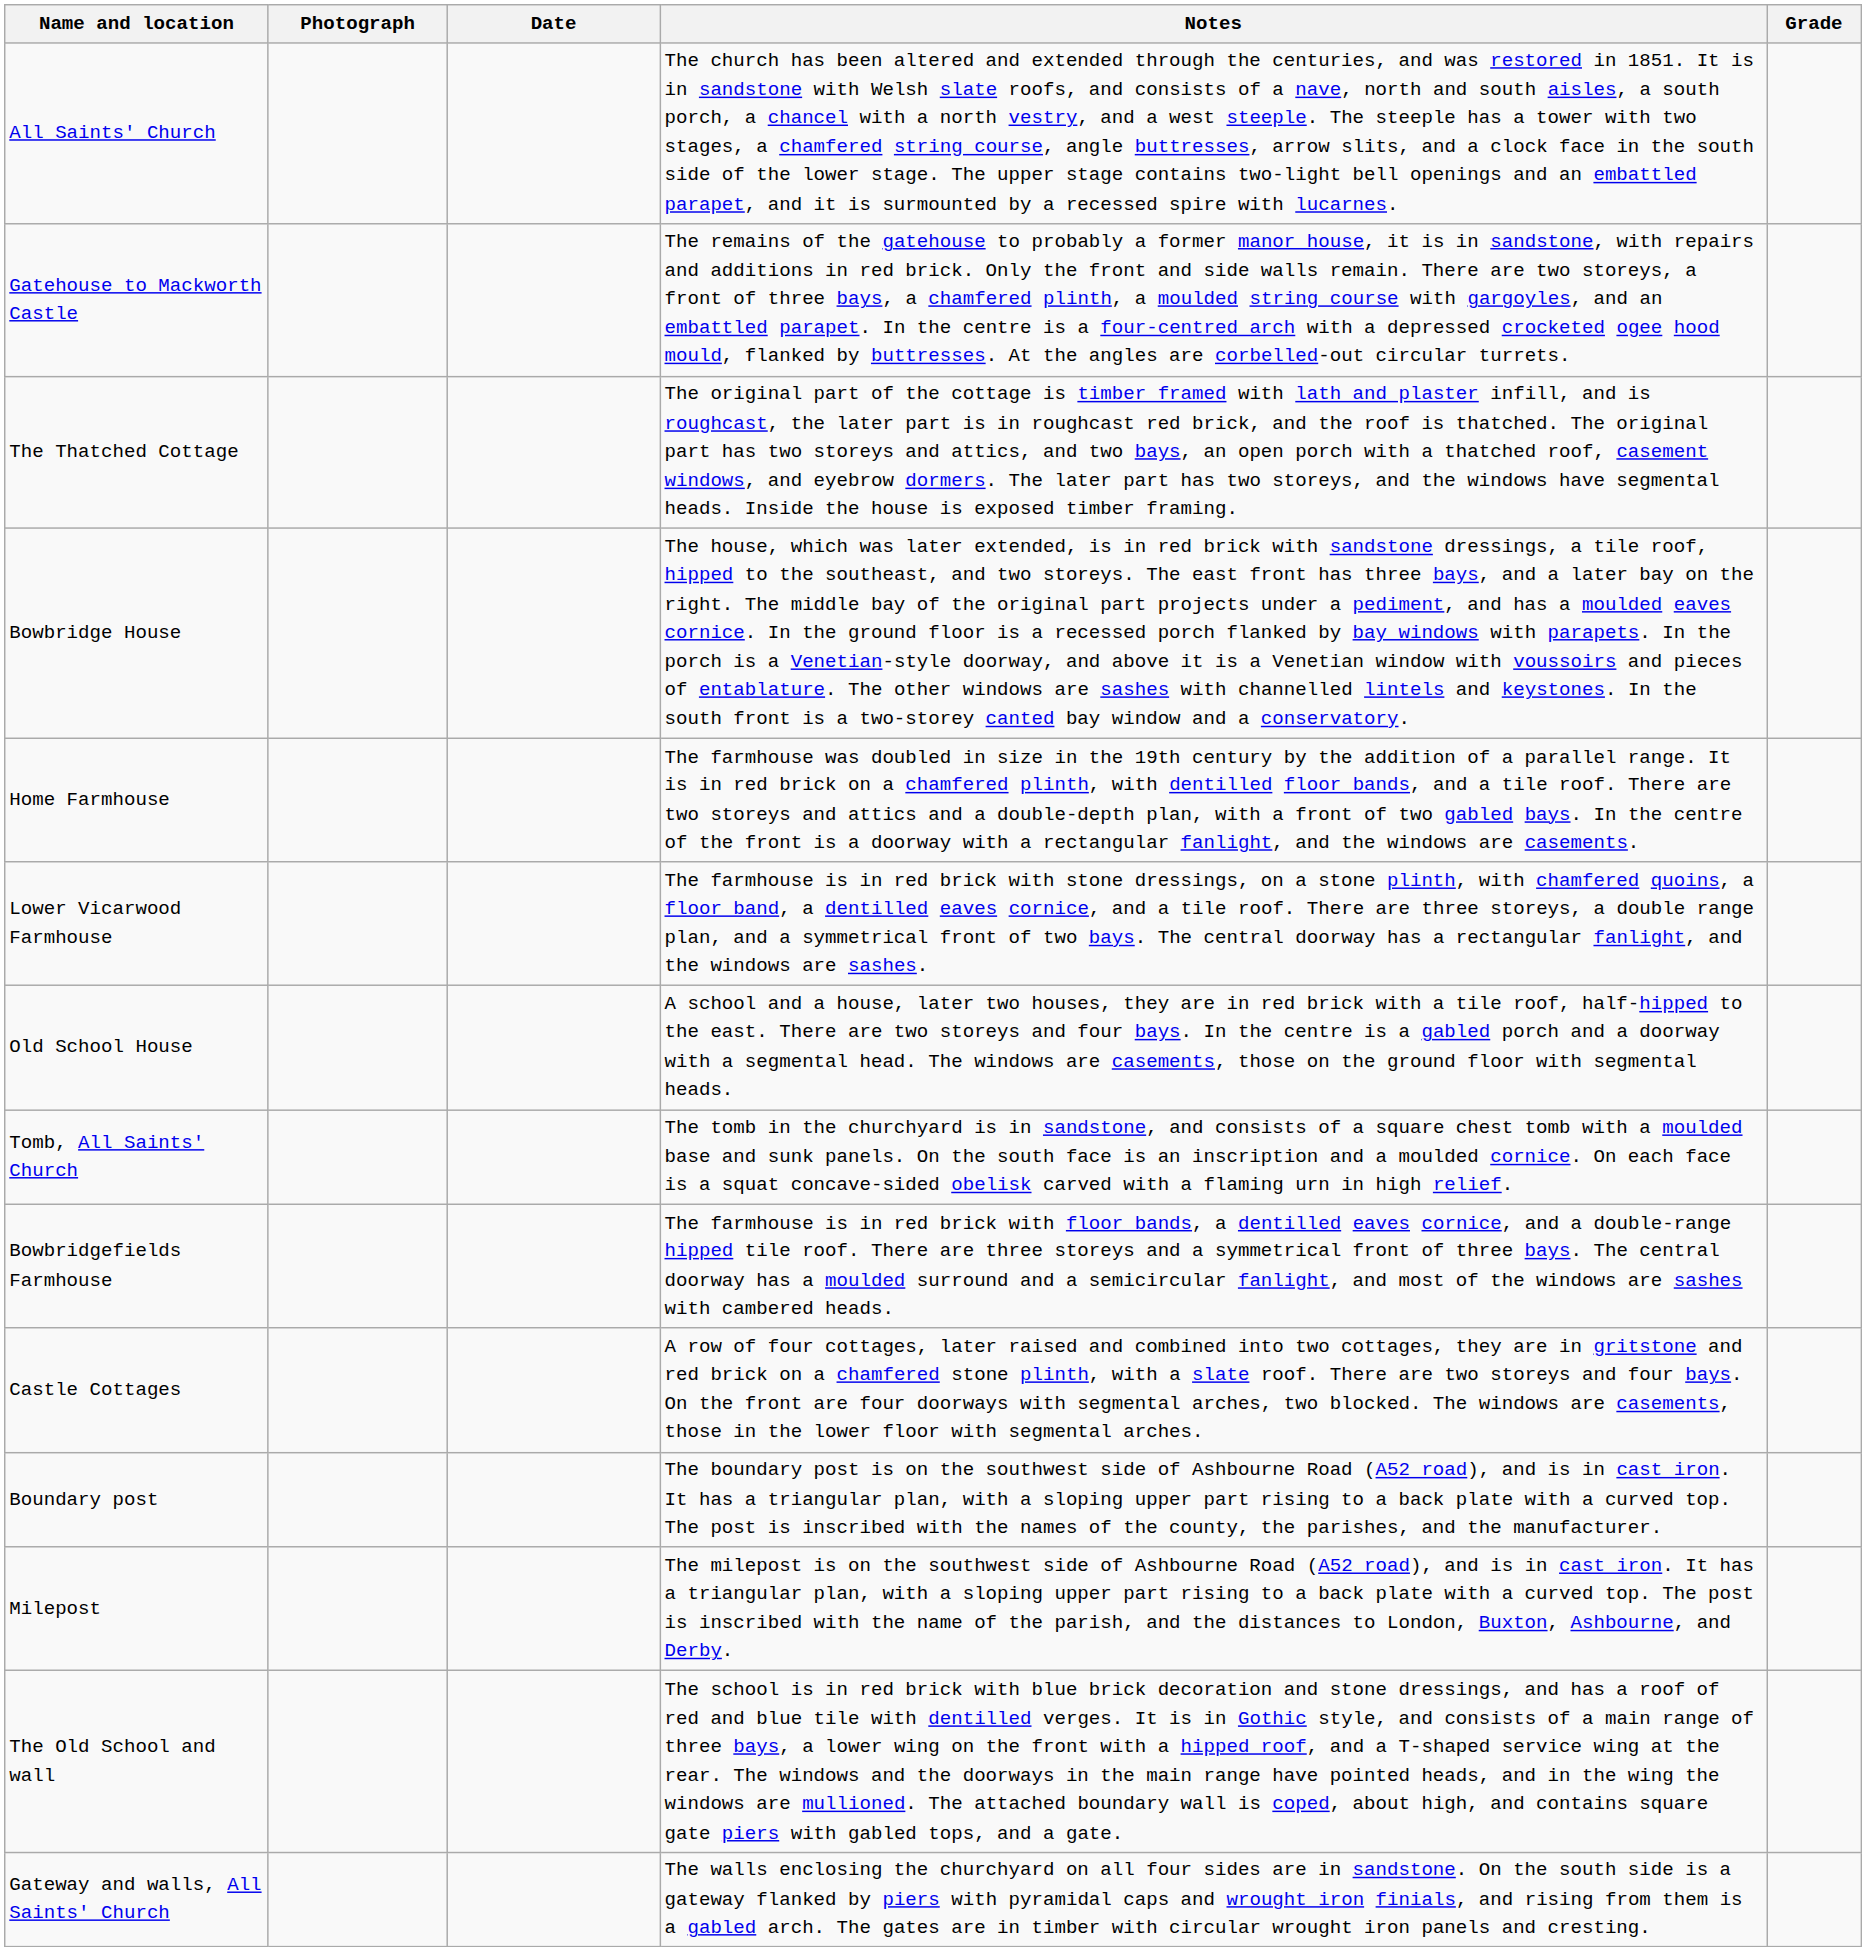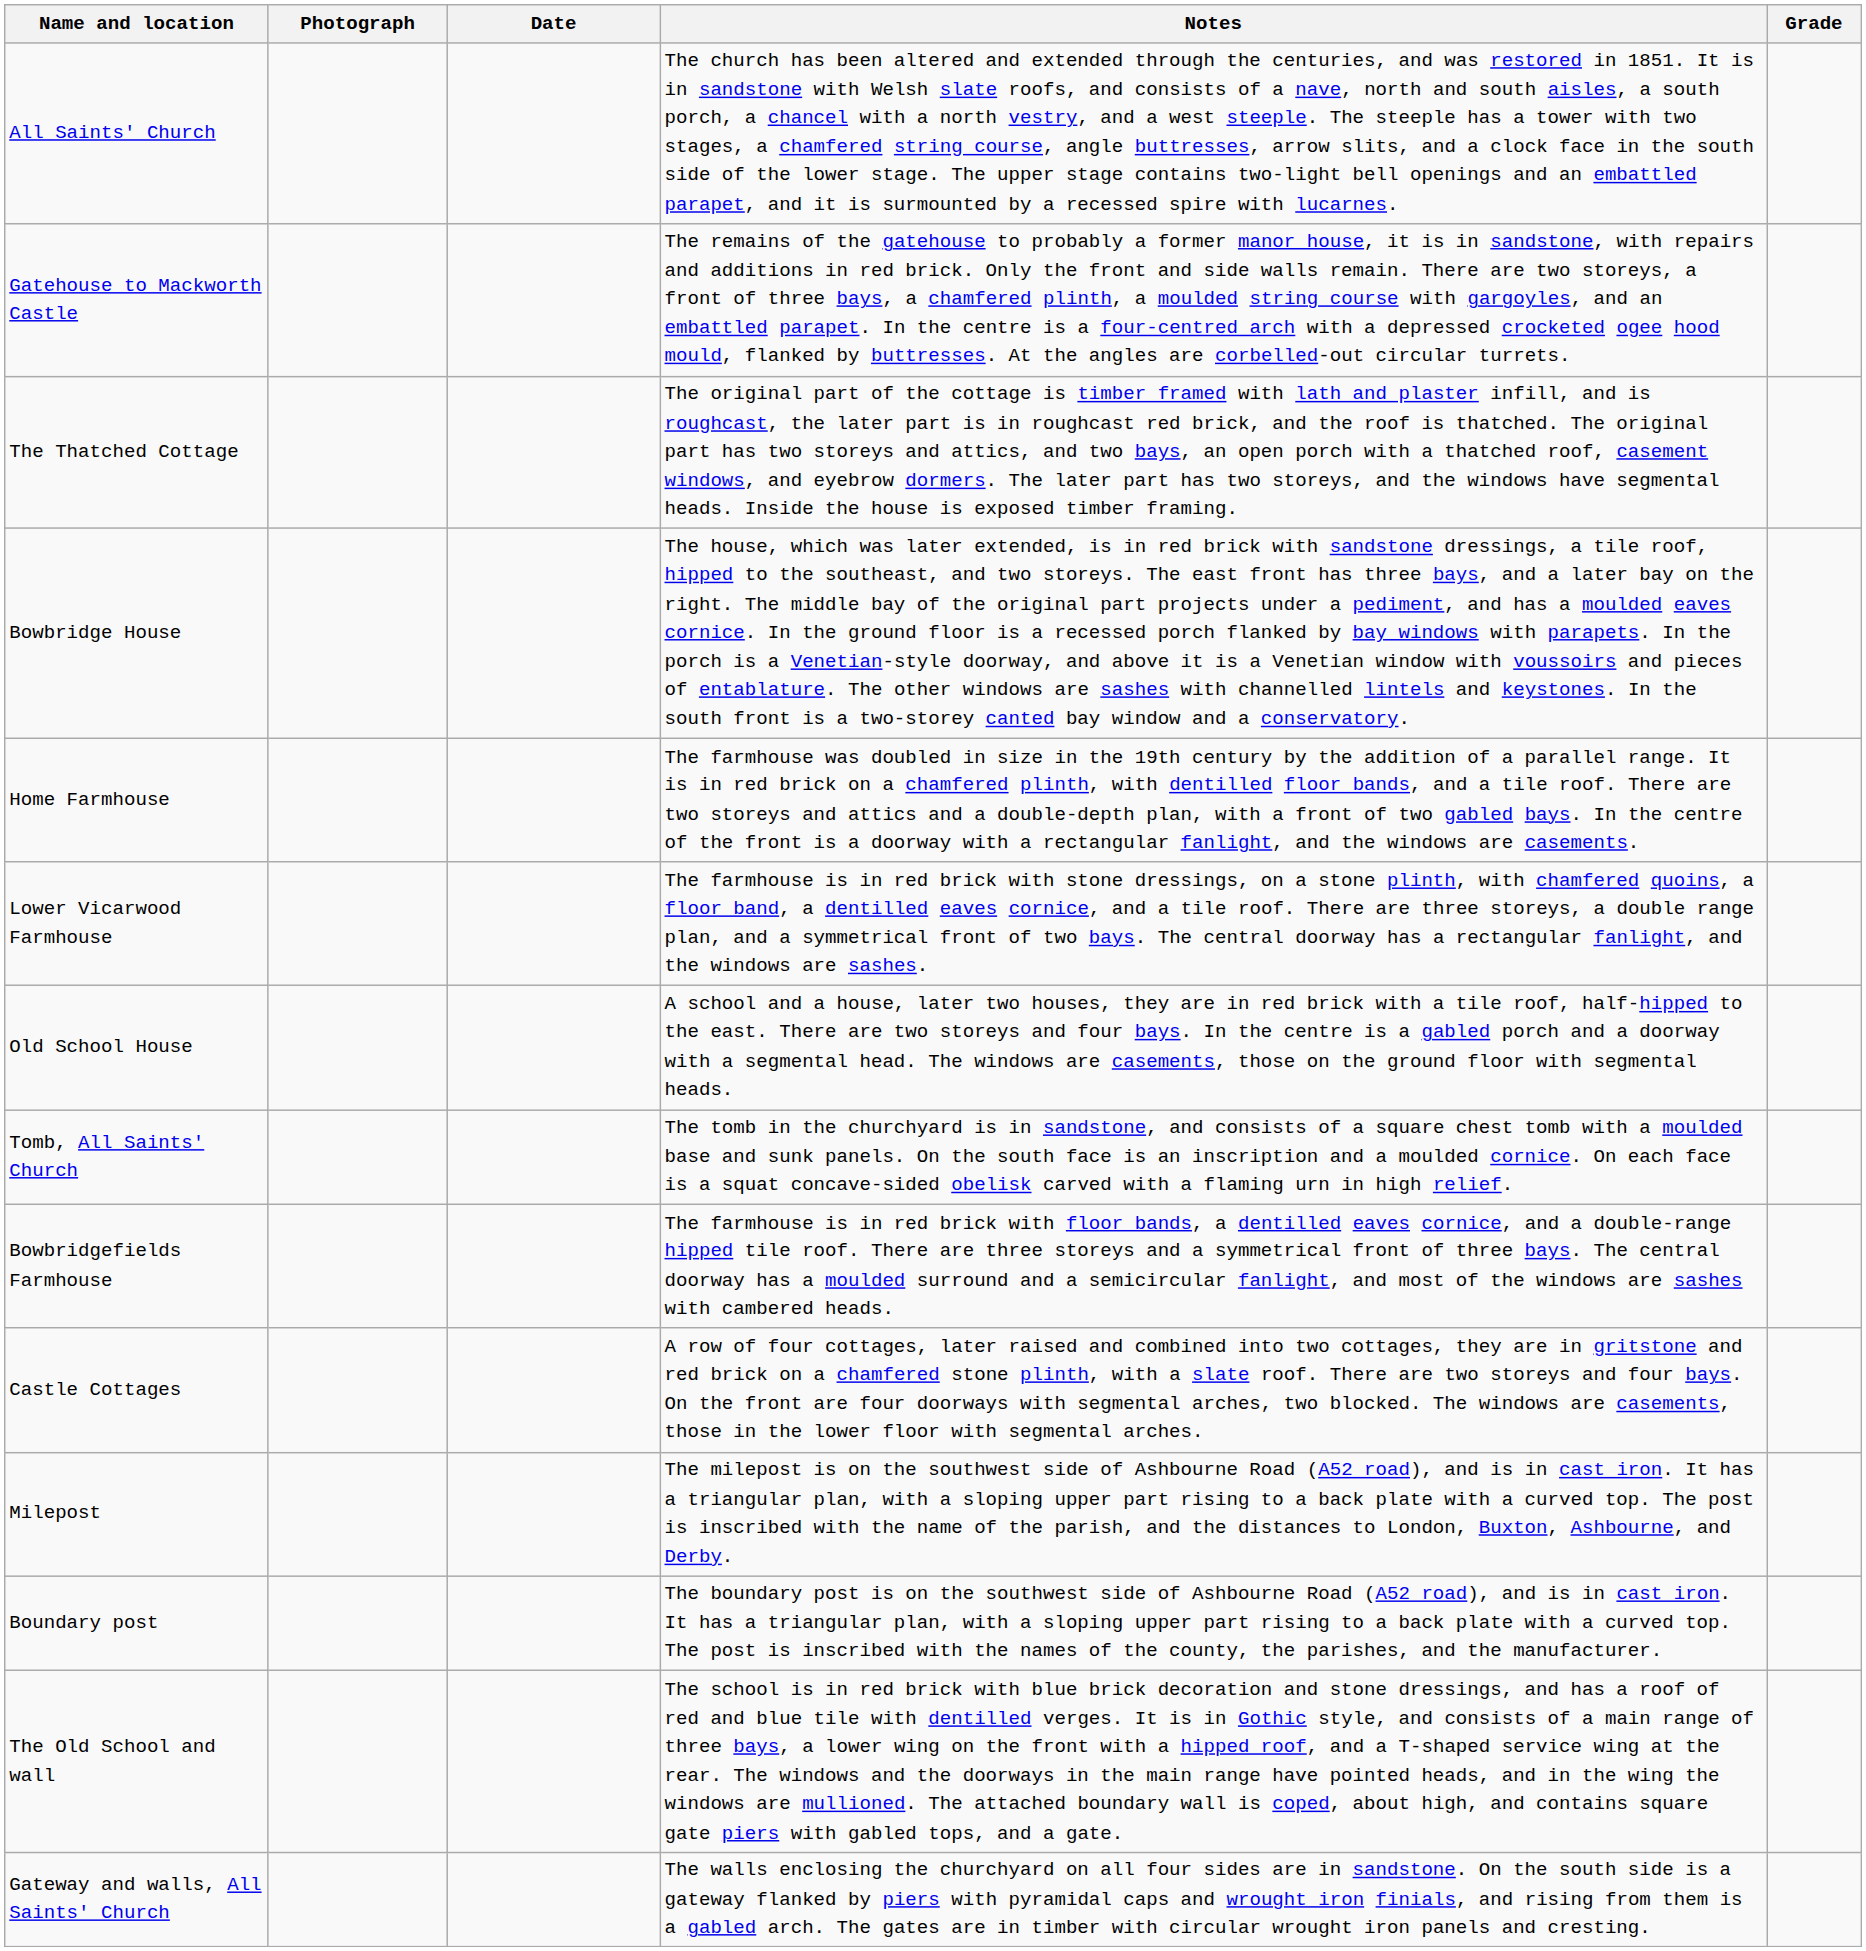rows swapped: (84, 1499) <-> (55, 1609)
